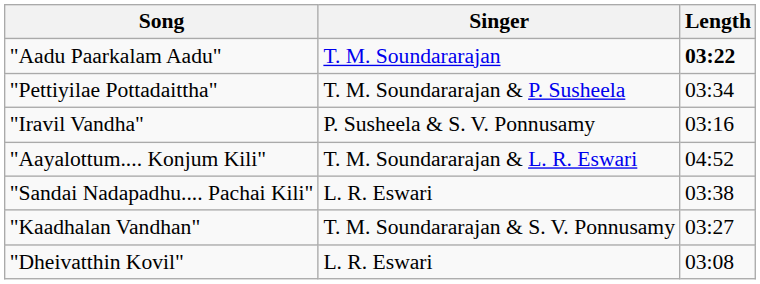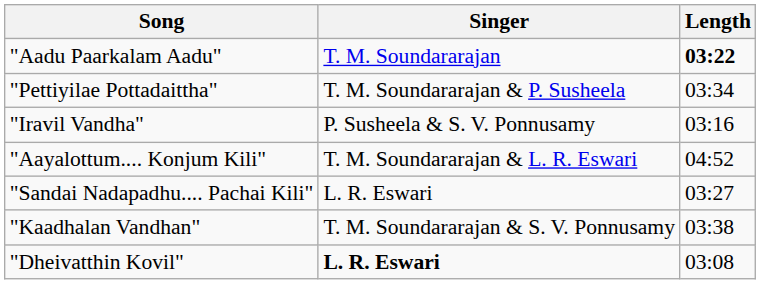(710, 192) 03:38 -> (710, 192) 03:27
(710, 227) 03:27 -> (710, 227) 03:38
(378, 261) normal -> (382, 261) bold
